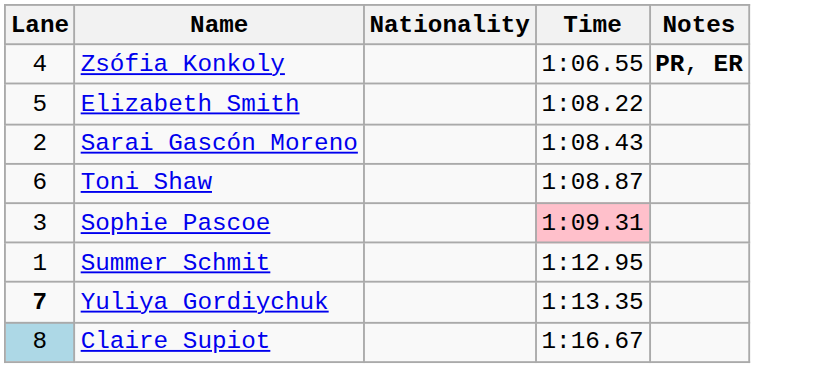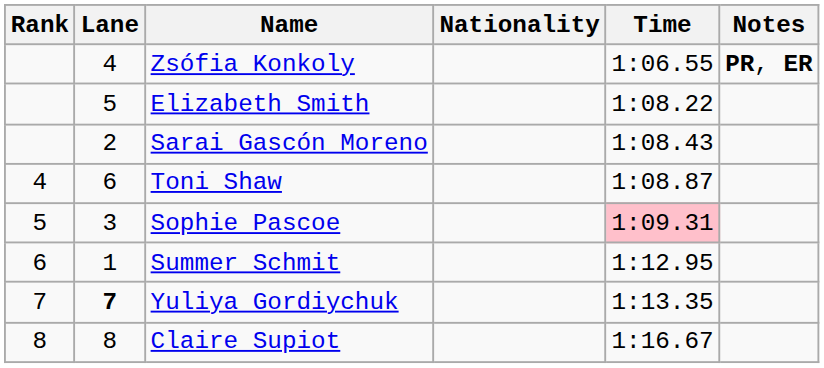+ column: (40, 25)
(40, 342) lightblue background -> (110, 342) no background
